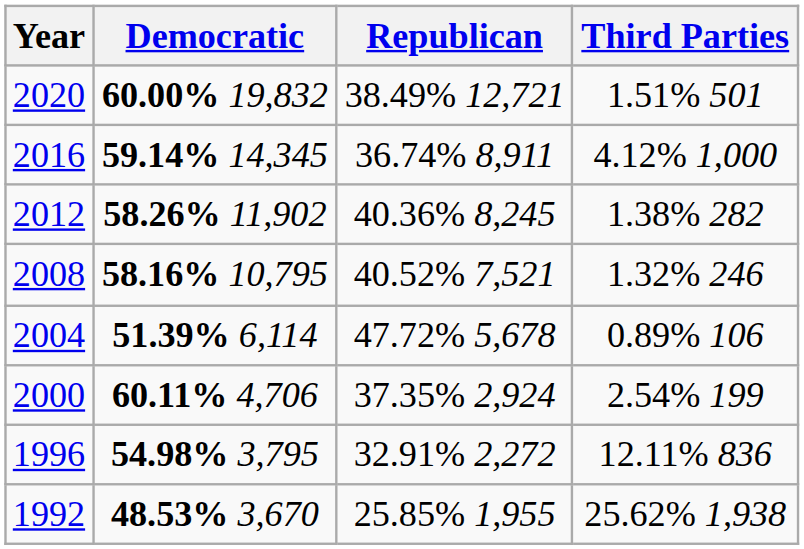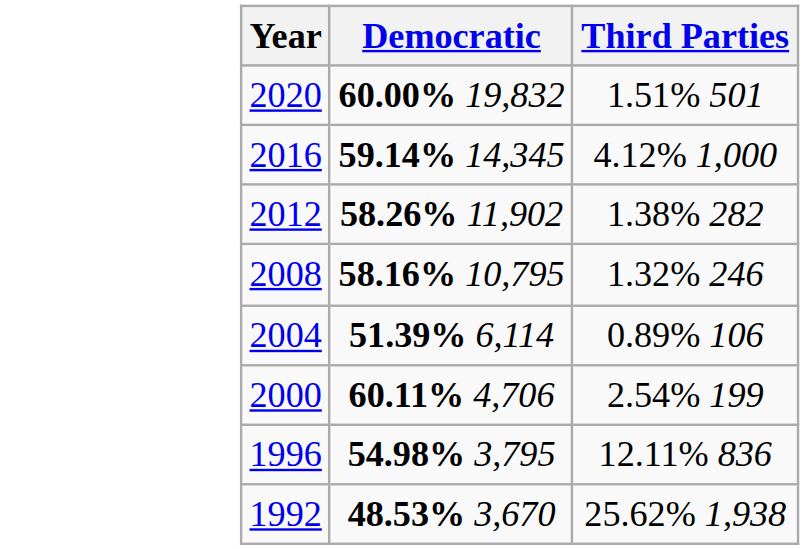- column: (455, 35)
